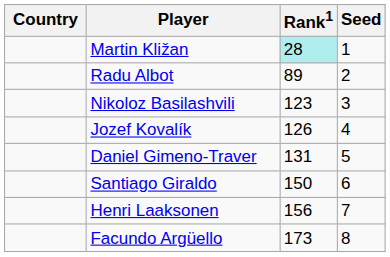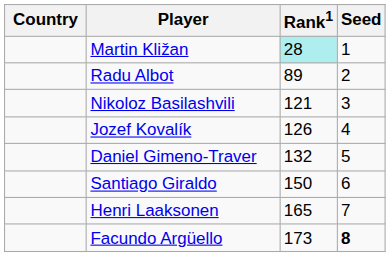(298, 103) 123 -> (298, 103) 121
(298, 157) 131 -> (298, 157) 132
(298, 210) 156 -> (298, 210) 165
(346, 237) normal -> (346, 237) bold
